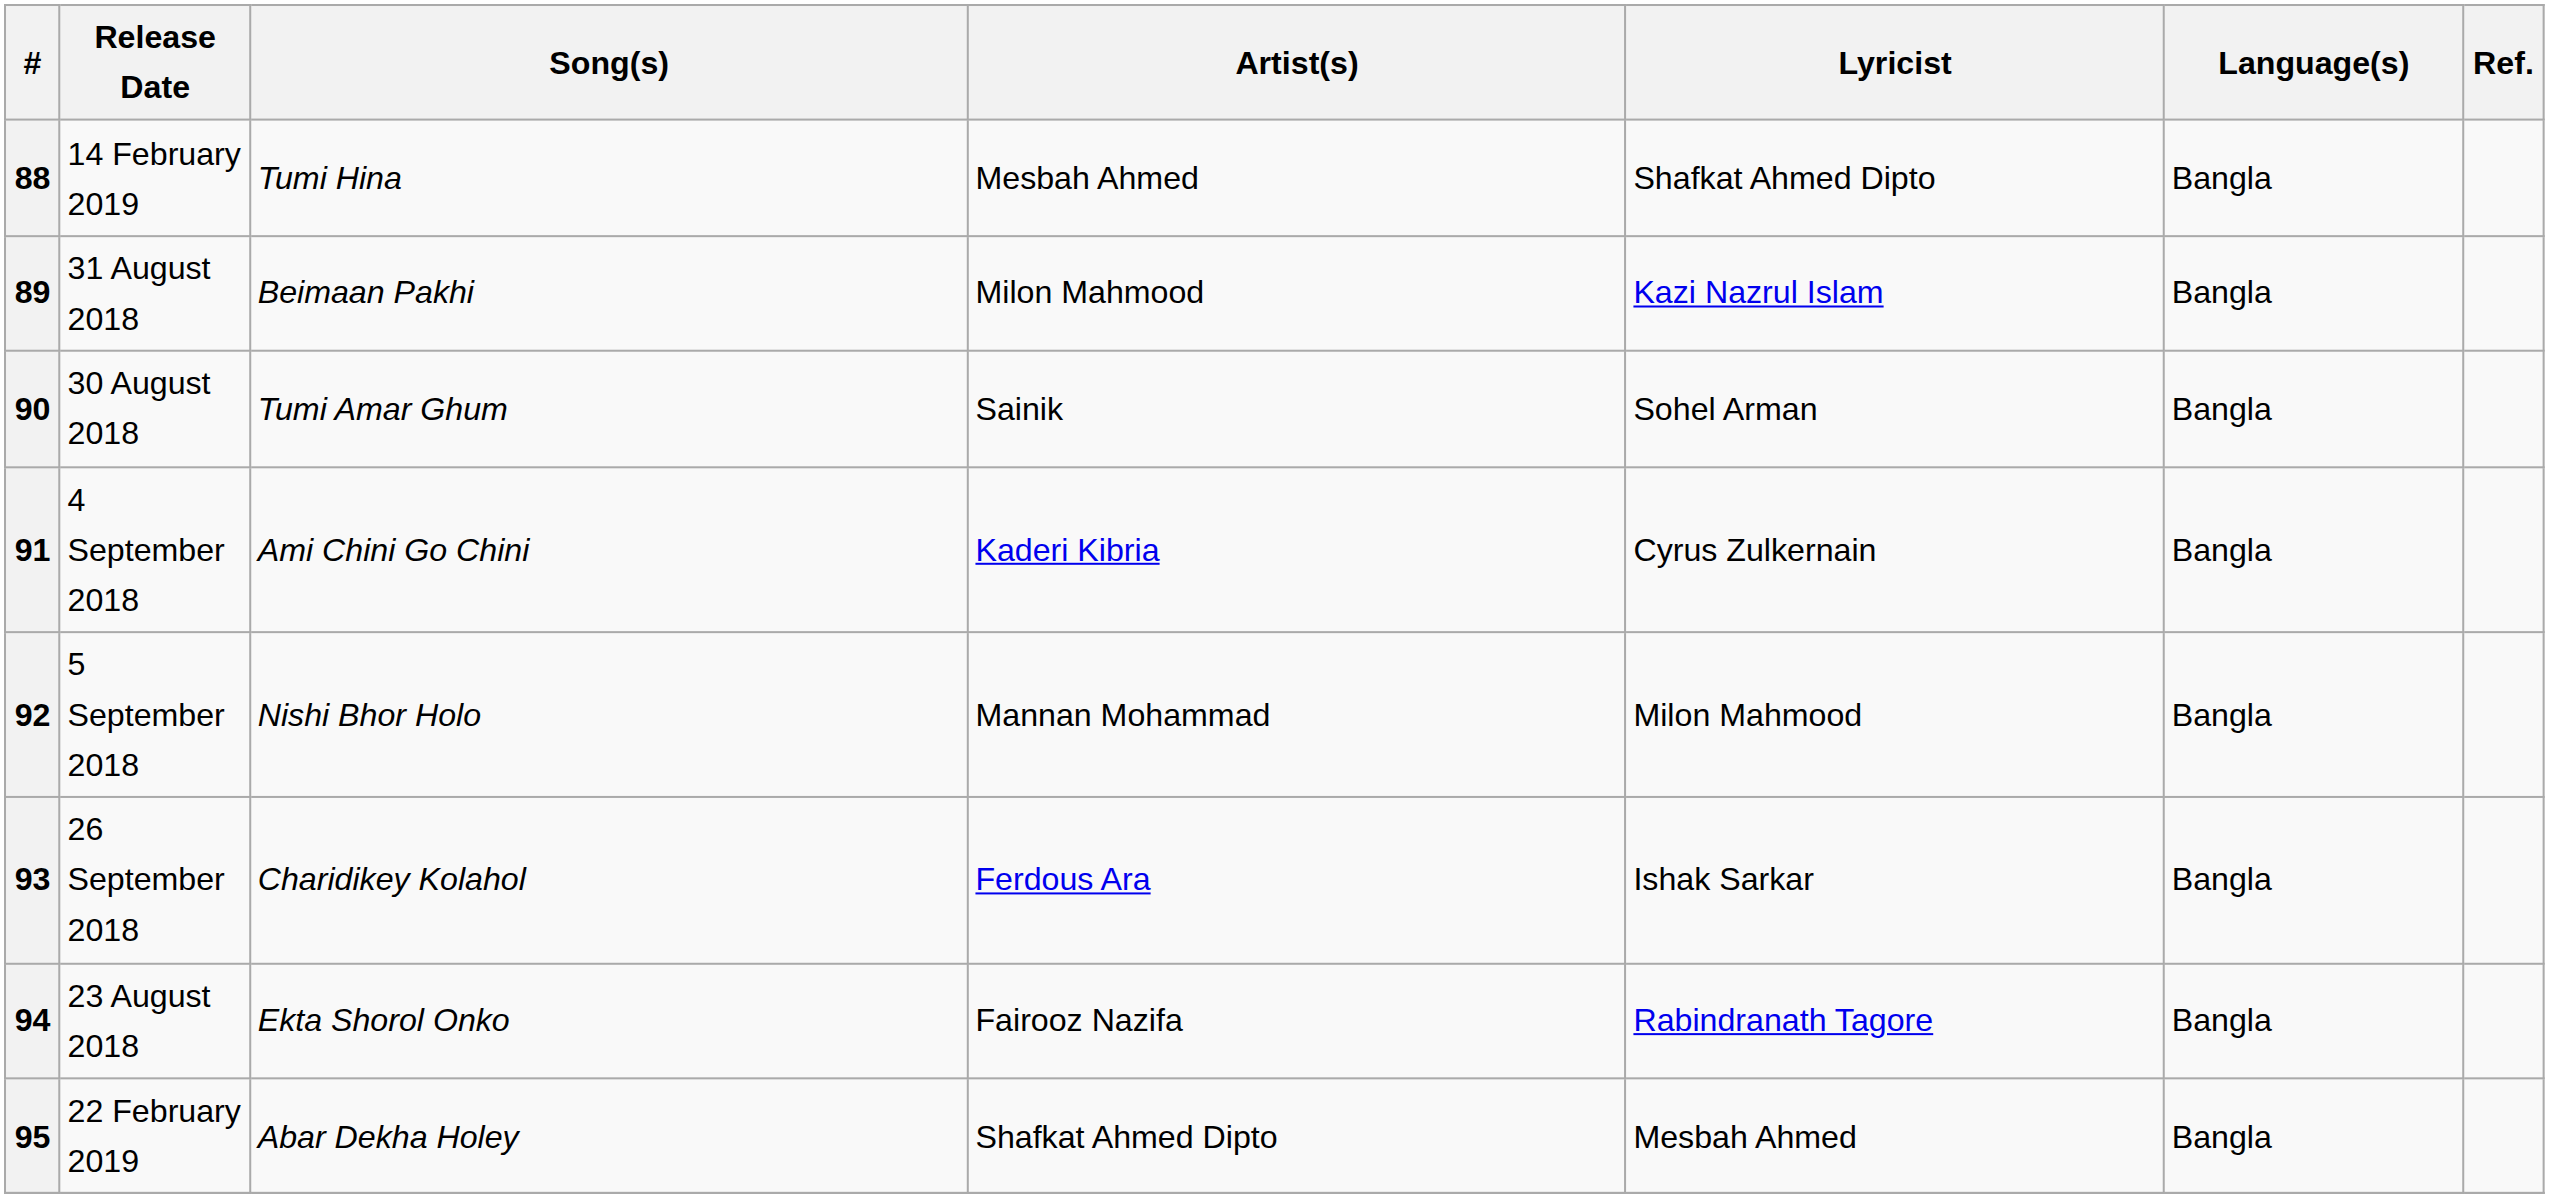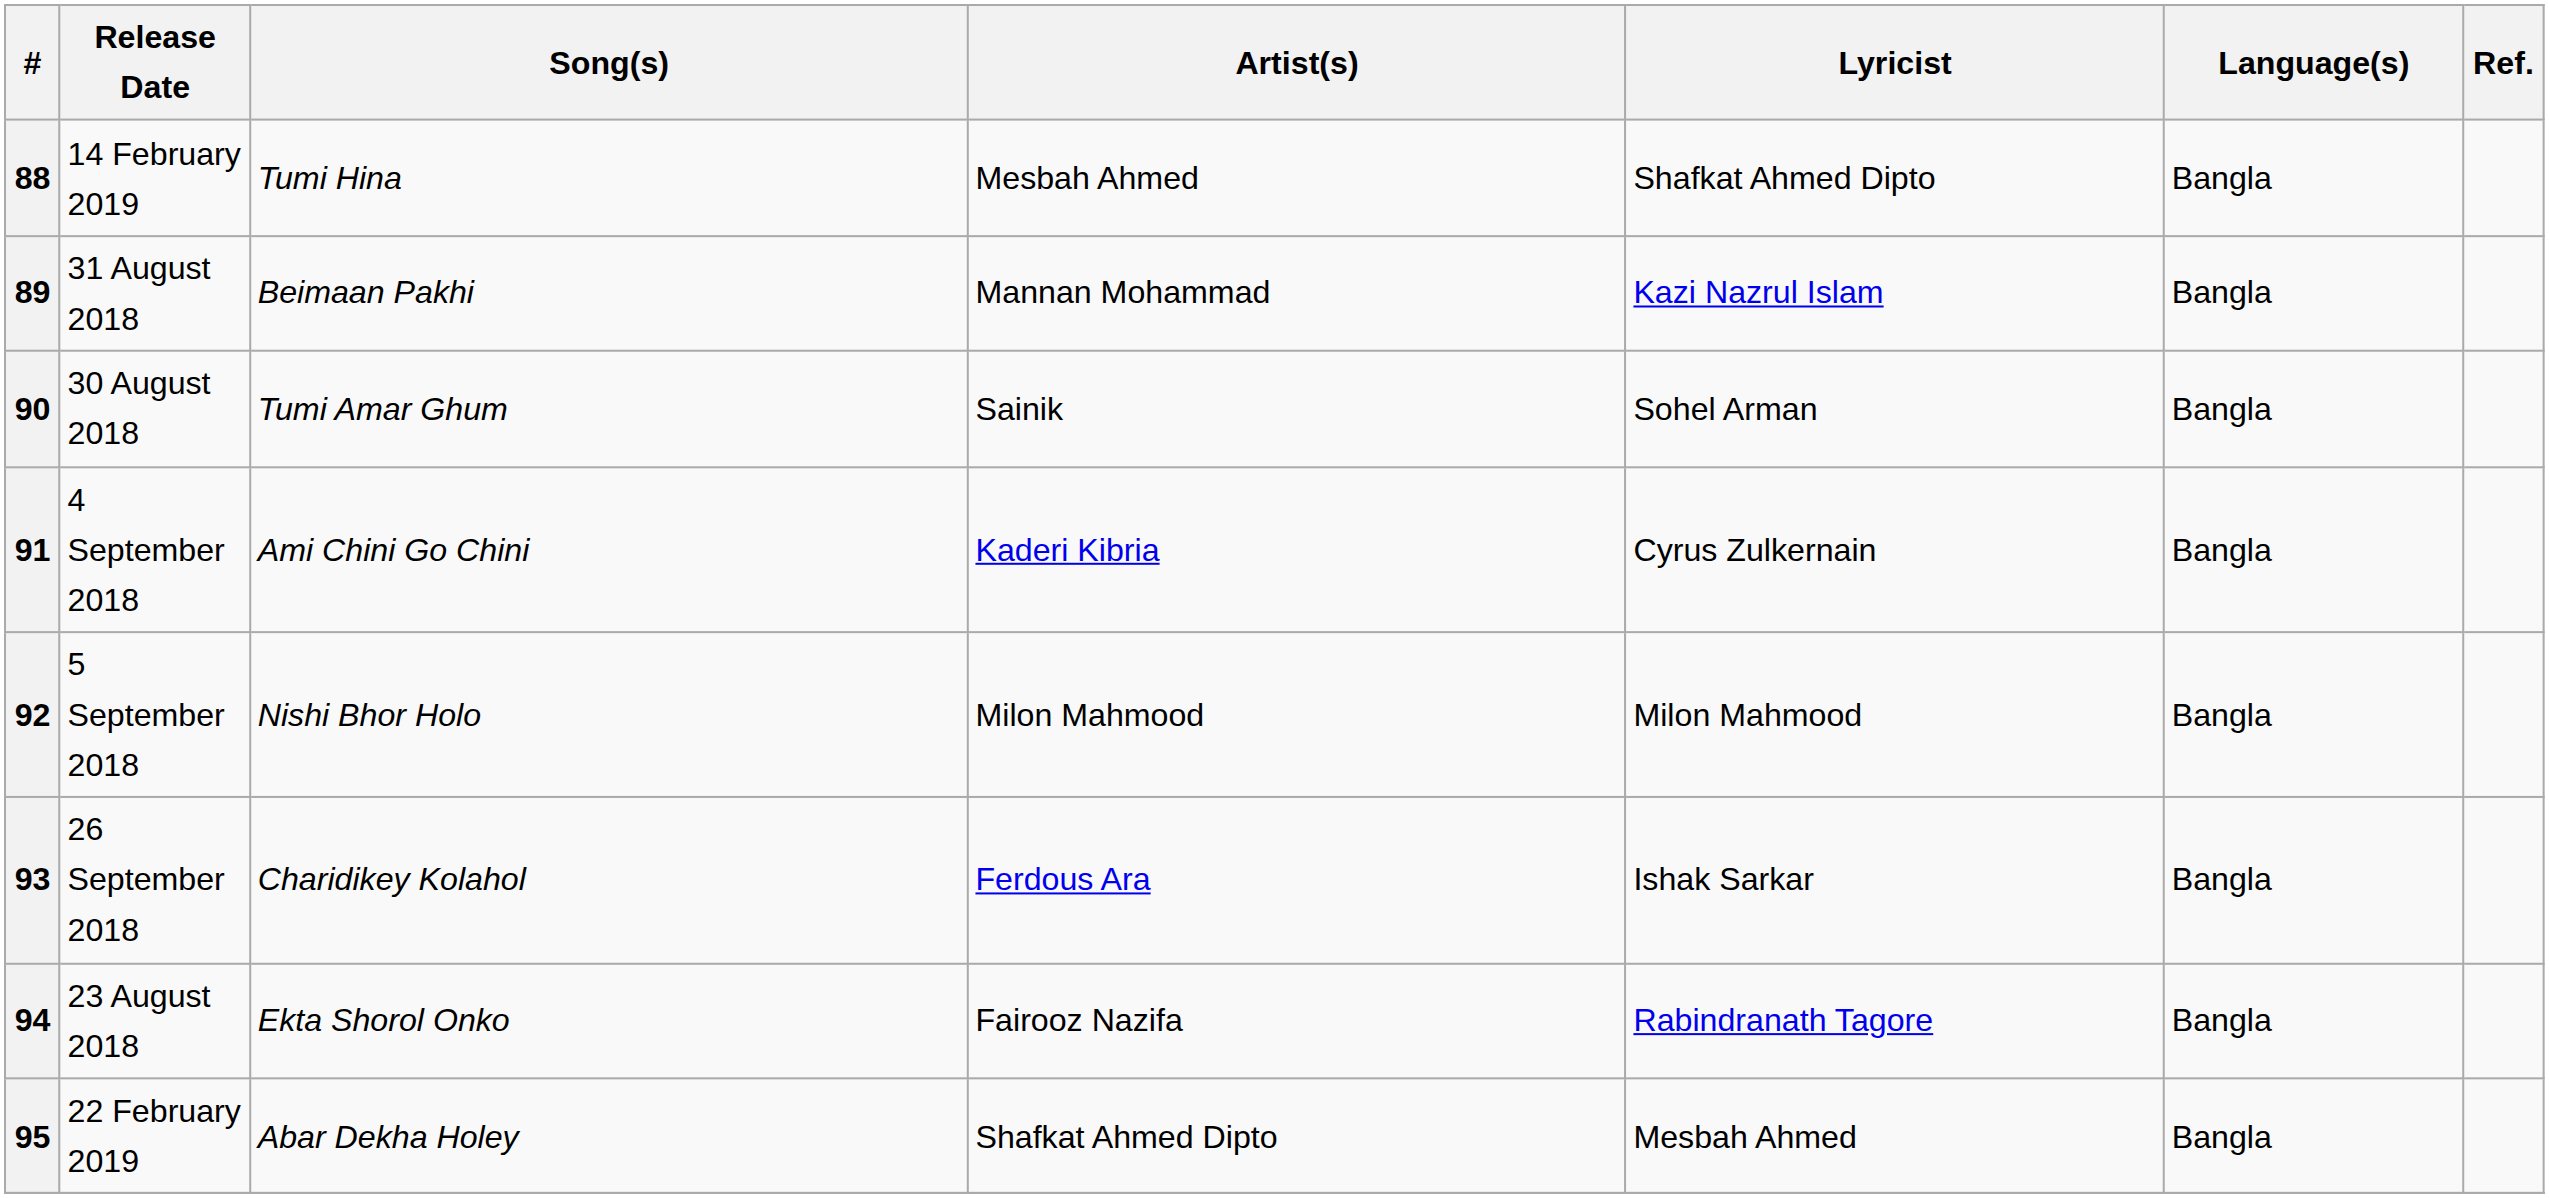(1090, 293) Milon Mahmood -> (1123, 293) Mannan Mohammad
(1123, 715) Mannan Mohammad -> (1090, 715) Milon Mahmood
